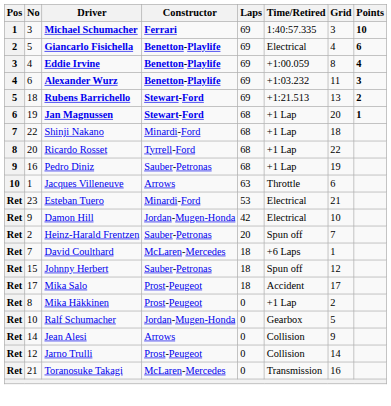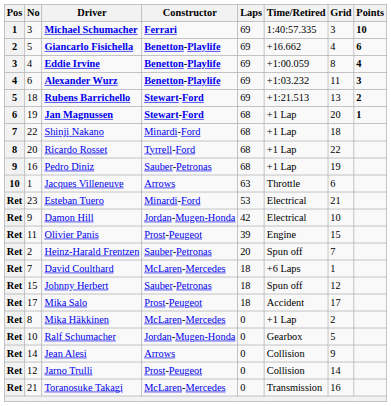(287, 47) Electrical -> (284, 47) +16.662
+ row: (72, 234)
(173, 302) Prost-Peugeot -> (185, 319) McLaren-Mercedes
